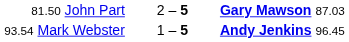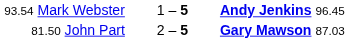rows swapped: (65, 30) <-> (78, 11)
